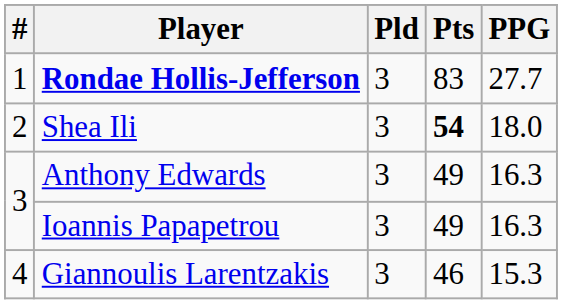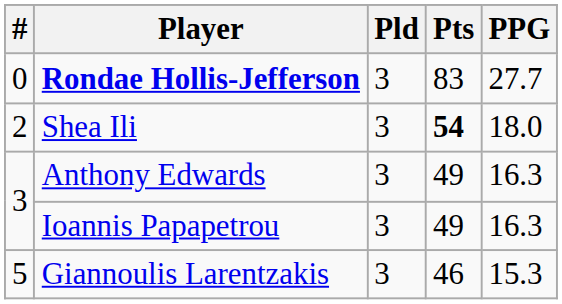(20, 77) 1 -> (20, 77) 0
(20, 273) 4 -> (20, 273) 5
